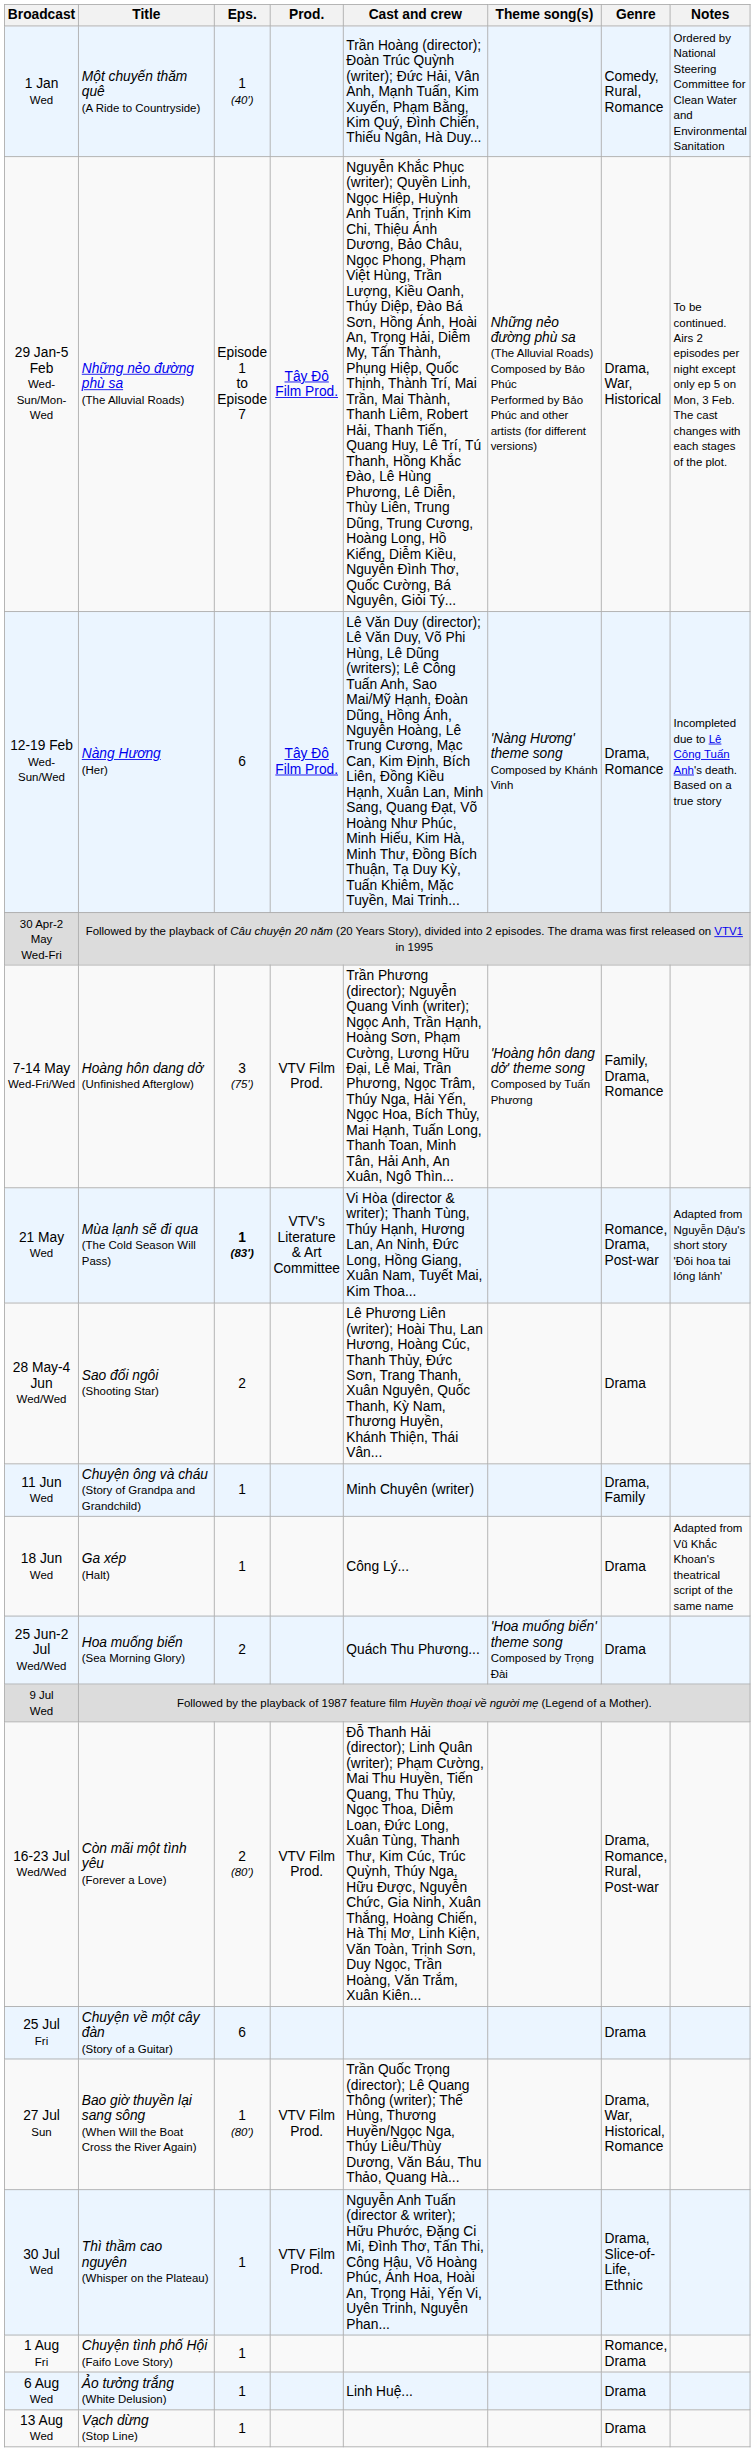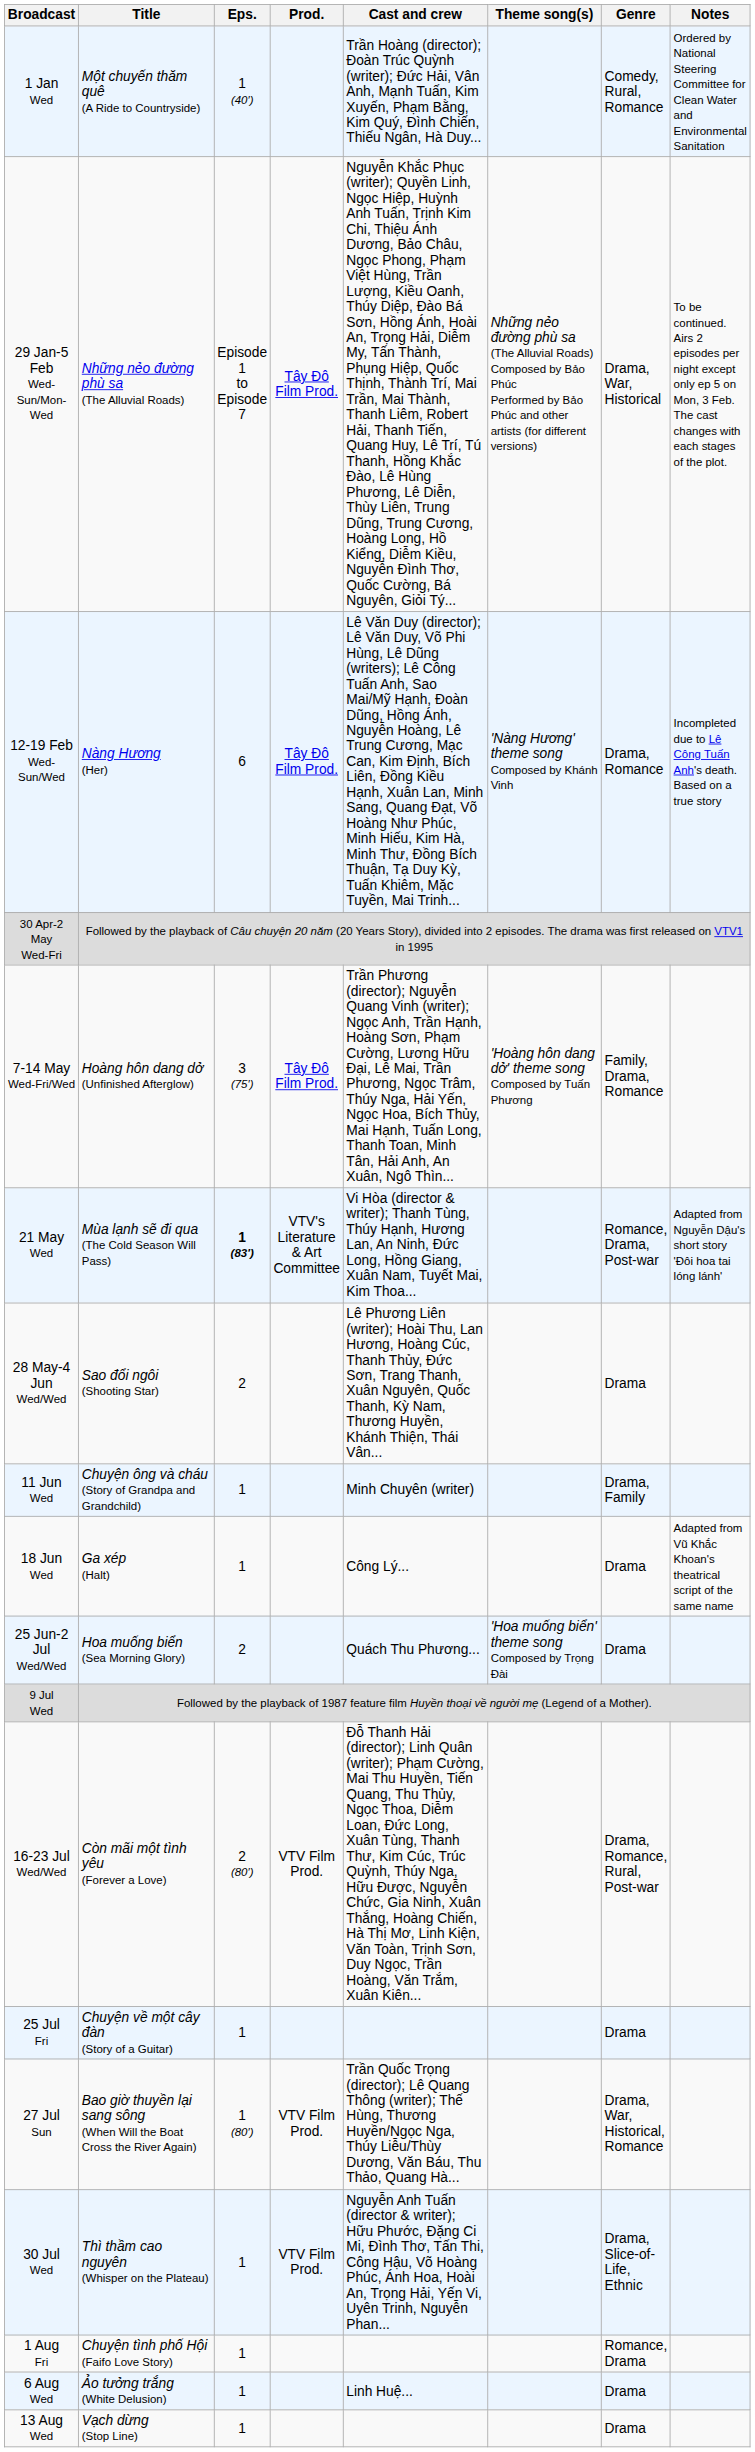(307, 1076) VTV Film Prod. -> (307, 1076) Tây Đô Film Prod.
(242, 2032) 6 -> (242, 2032) 1
